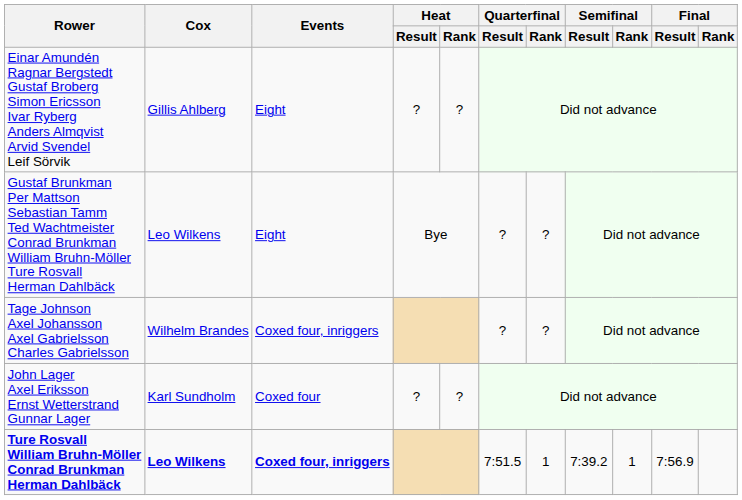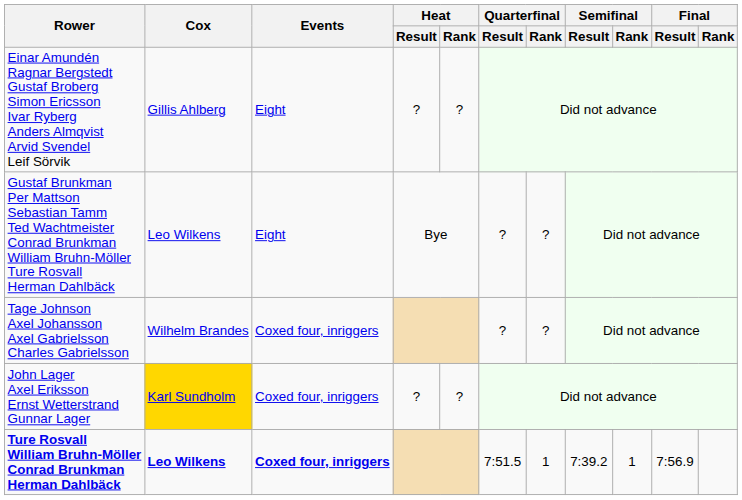(191, 397) no background -> (191, 397) gold background
(288, 397) Coxed four -> (317, 397) Coxed four, inriggers
